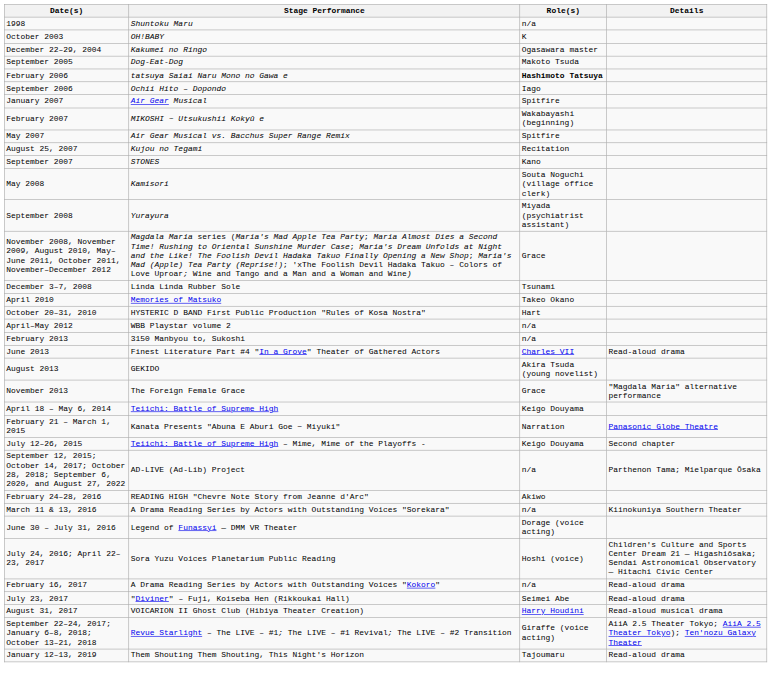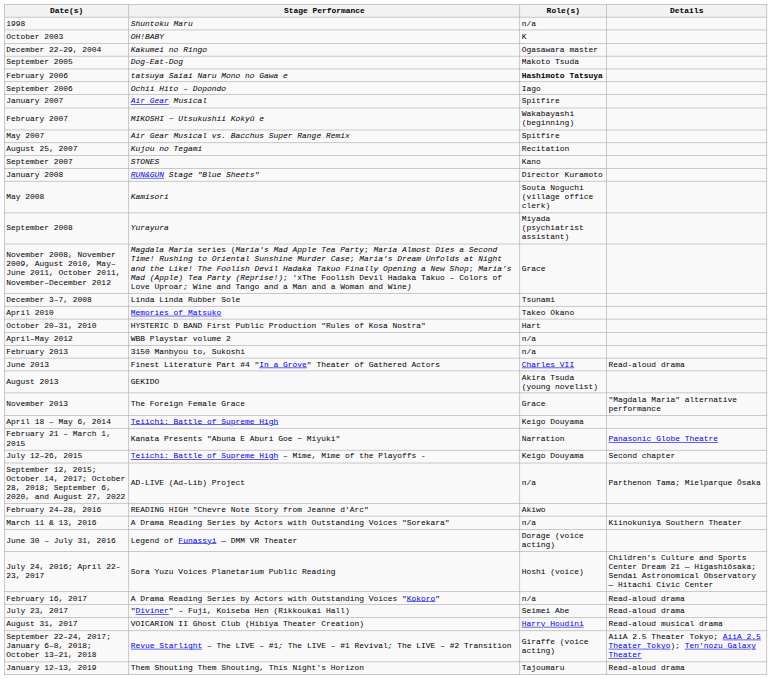+ row: (35, 175)
